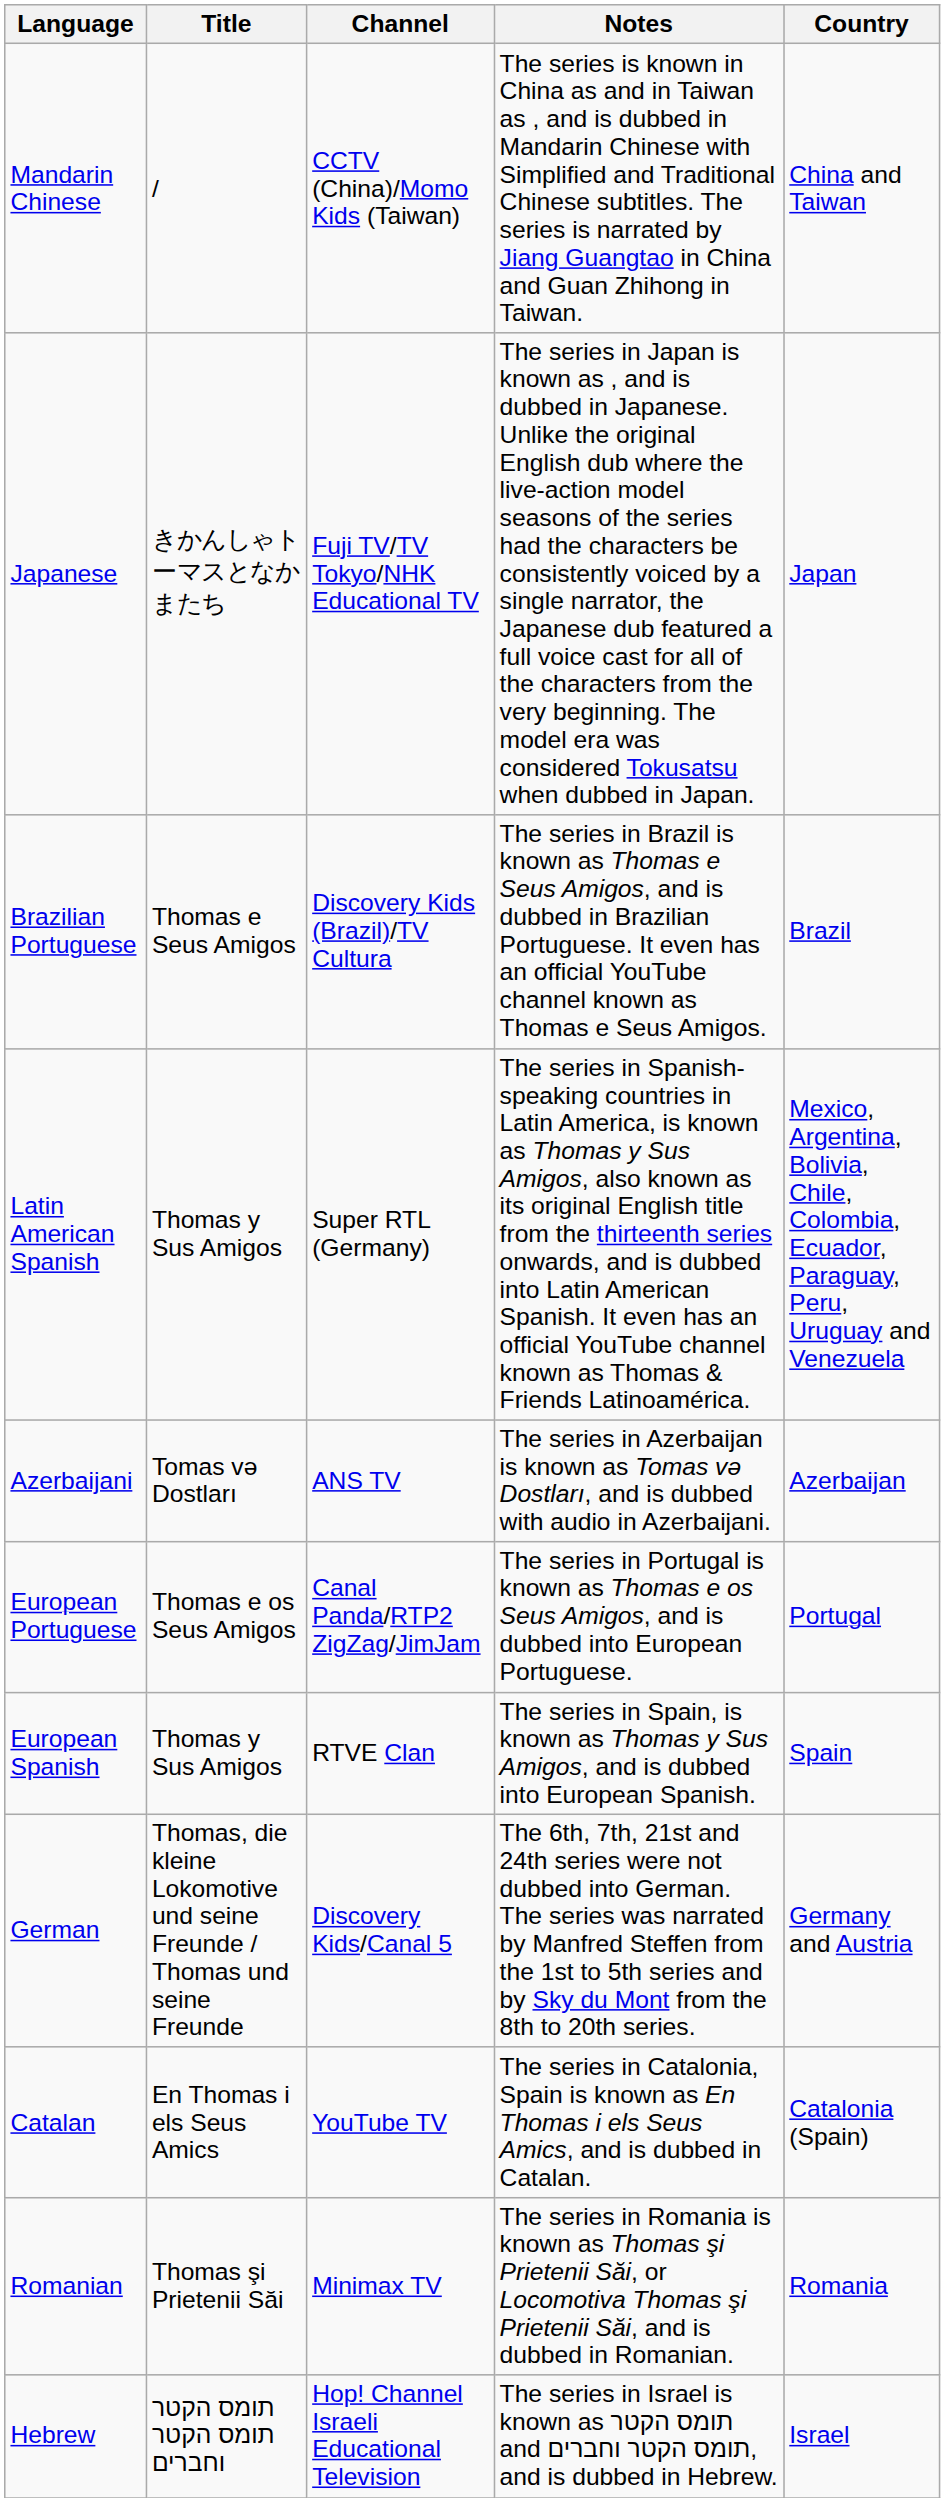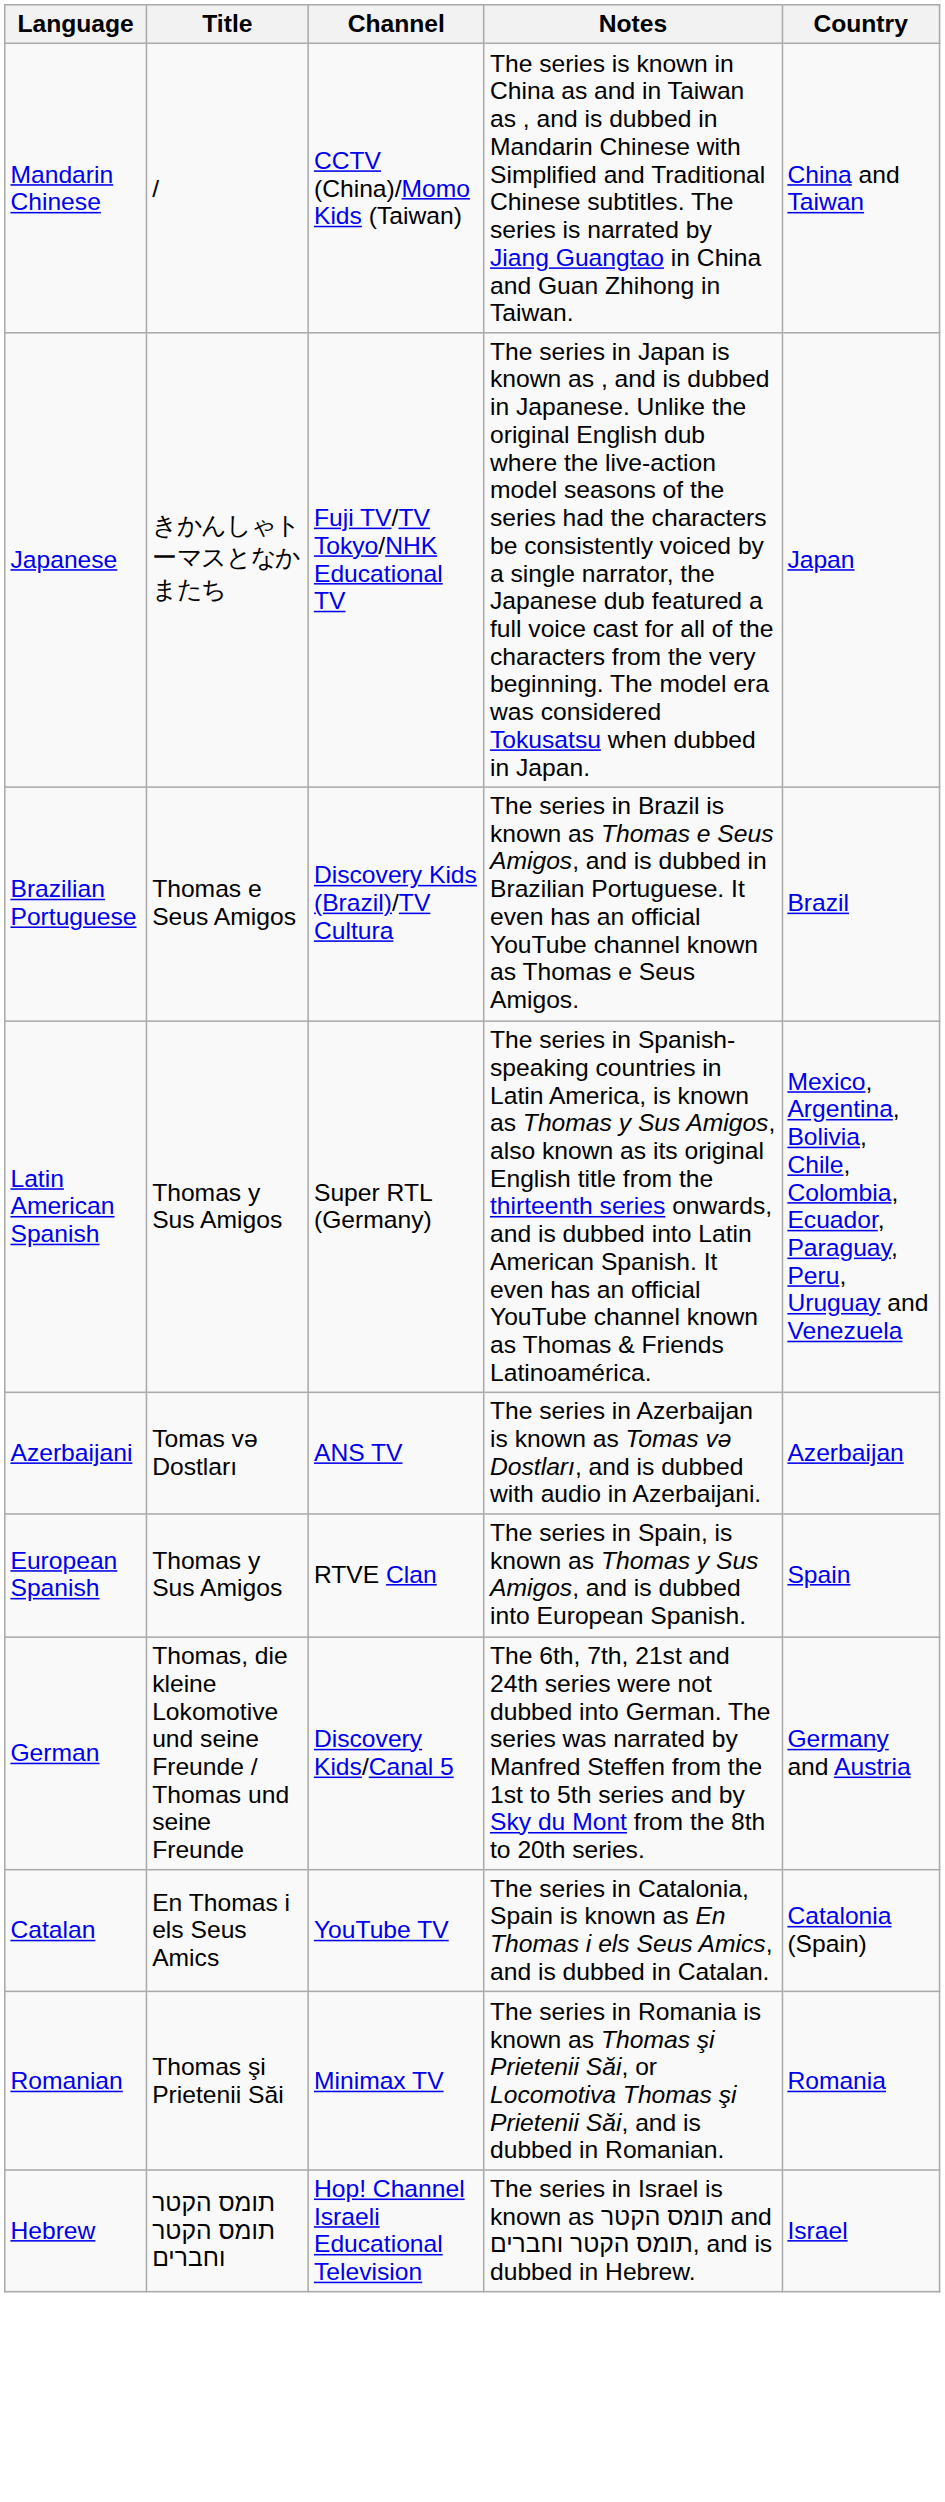- row: (73, 1616)
